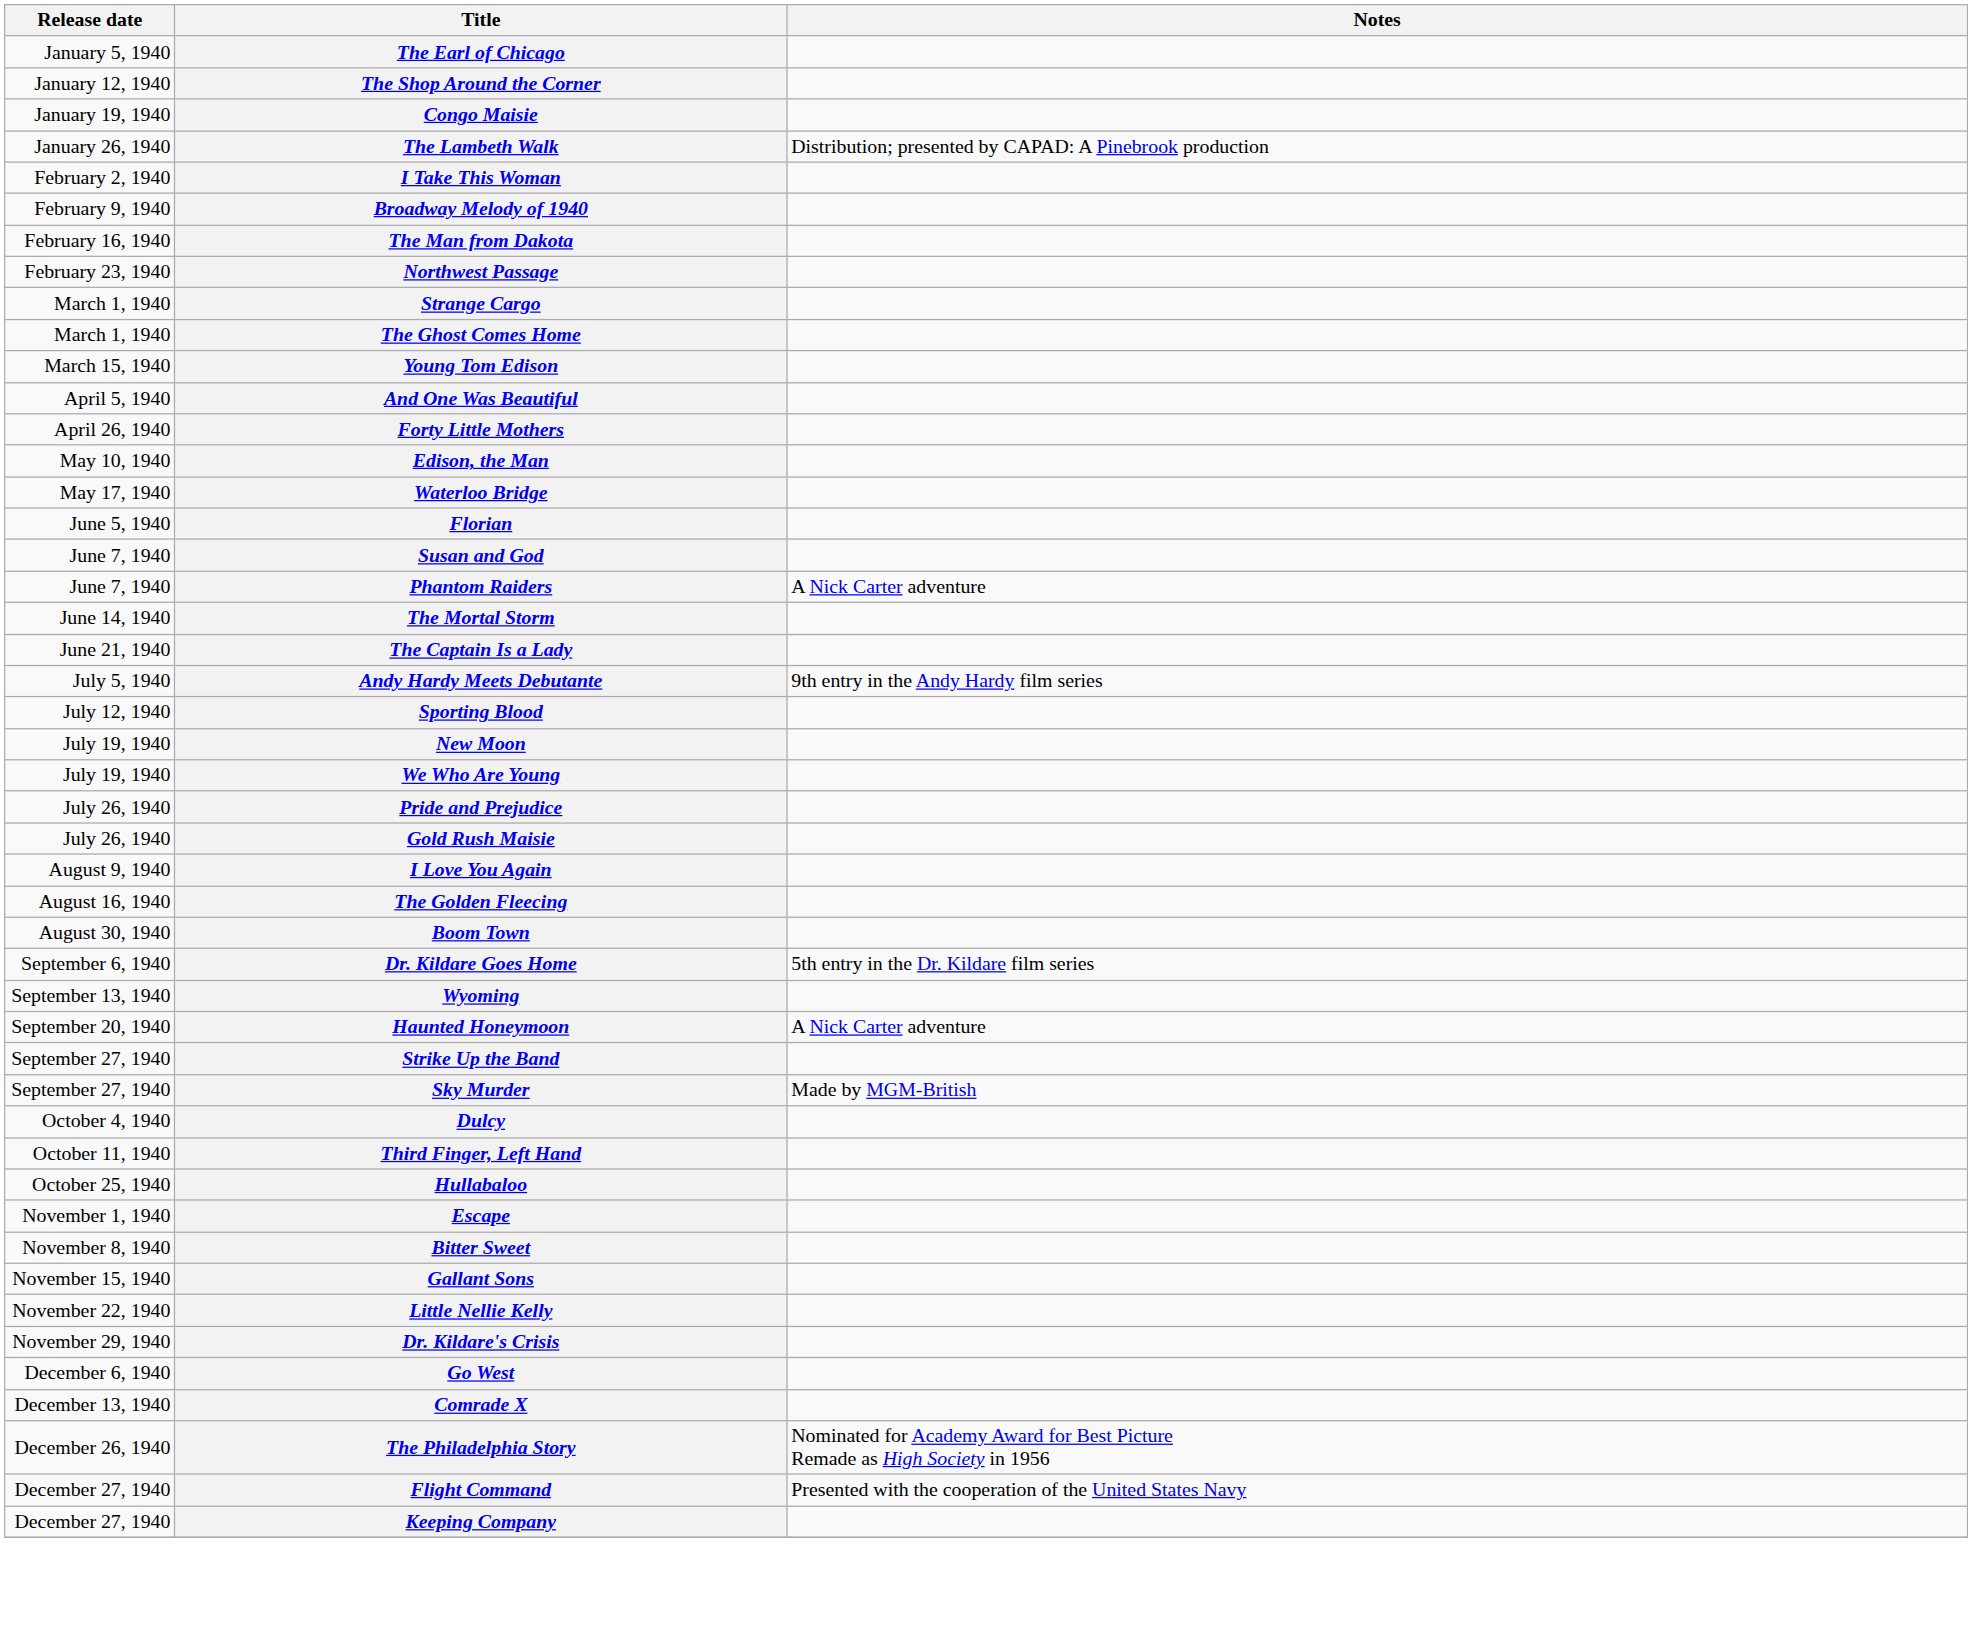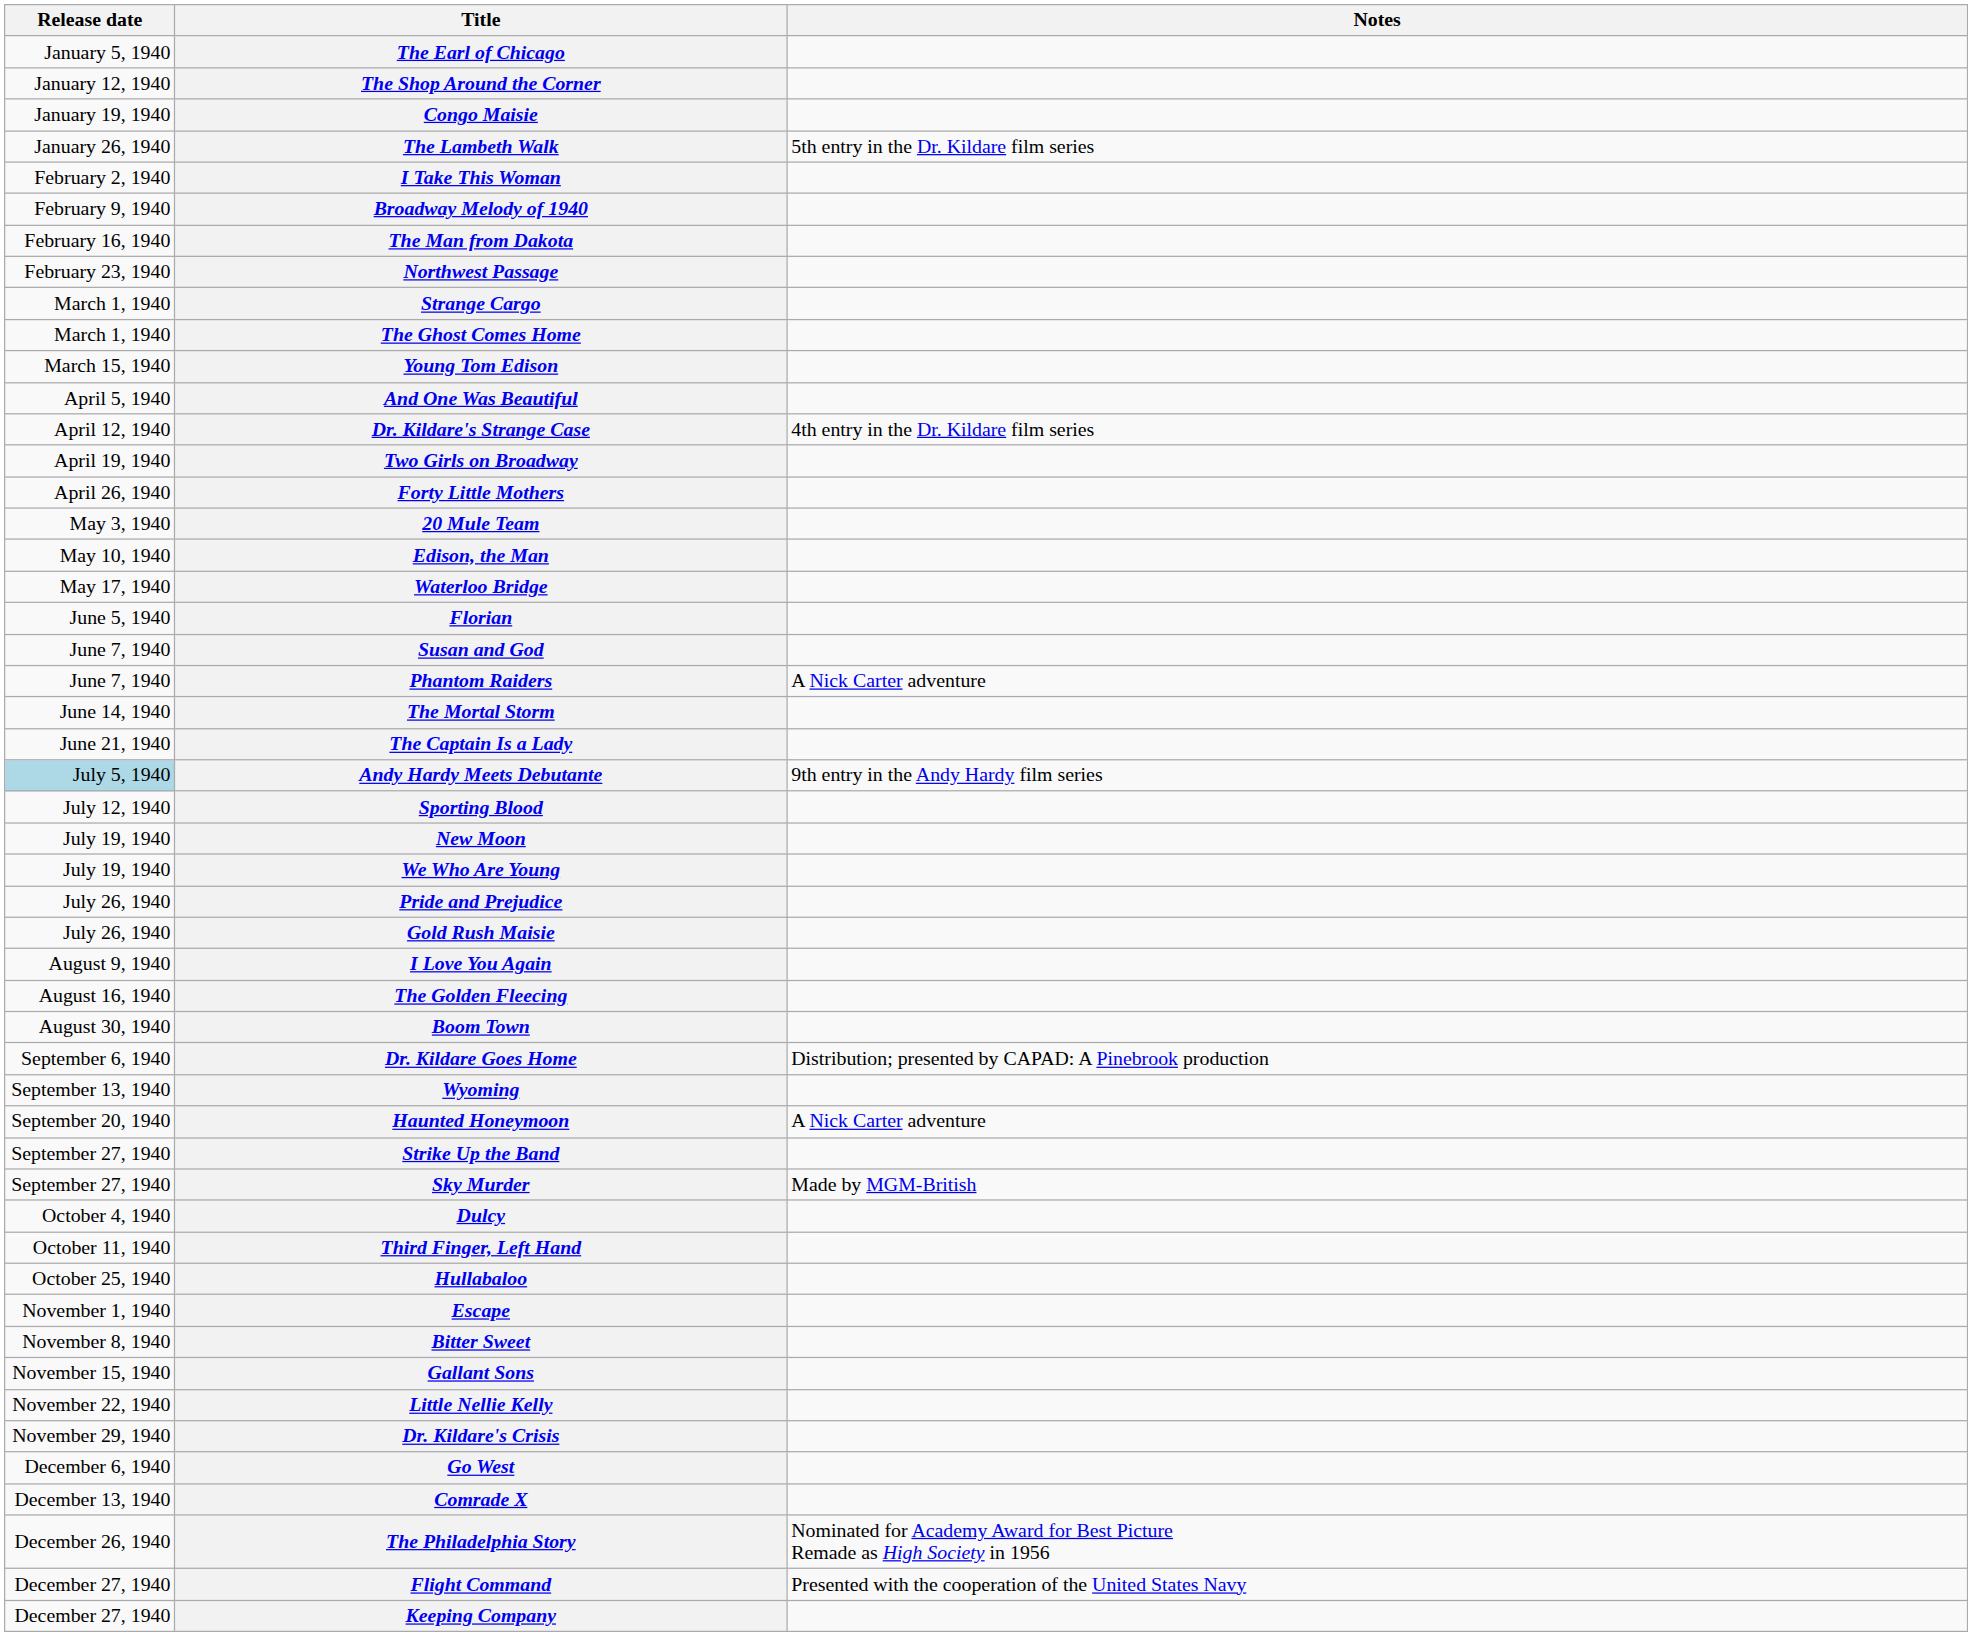(1030, 146) Distribution; presented by CAPAD: A Pinebrook production -> (943, 146) 5th entry in the Dr. Kildare film series
+ row: (481, 429)
+ row: (481, 460)
+ row: (481, 523)
(122, 680) no background -> (122, 775) lightblue background
(943, 964) 5th entry in the Dr. Kildare film series -> (1030, 1058) Distribution; presented by CAPAD: A Pinebrook production
